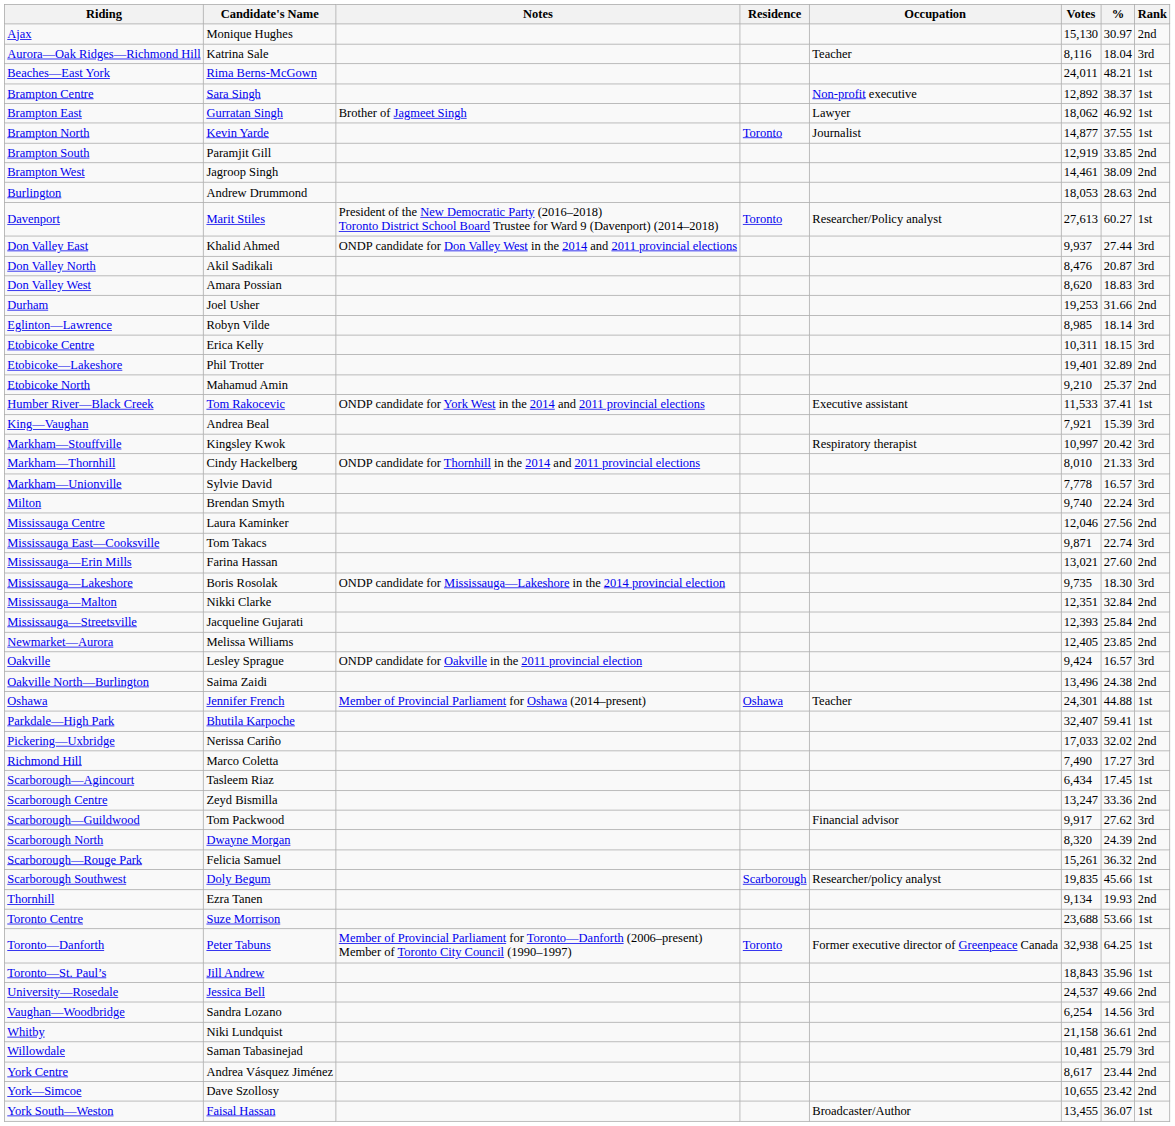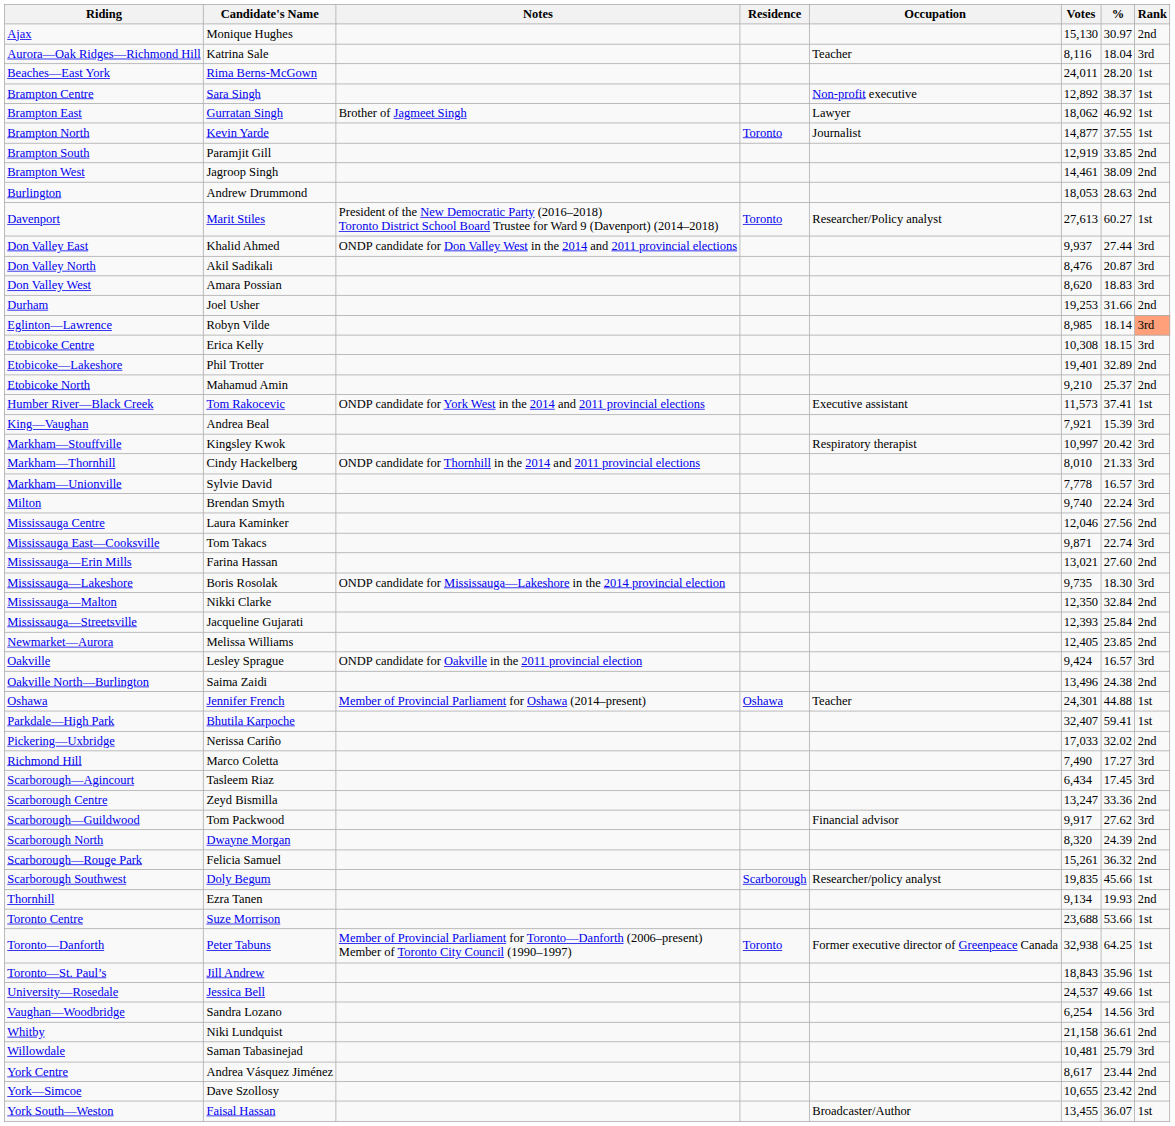(1118, 73) 48.21 -> (1118, 73) 28.20
(1146, 325) no background -> (1146, 325) lightsalmon background
(1081, 345) 10,311 -> (1081, 345) 10,308
(1081, 404) 11,533 -> (1081, 404) 11,573
(1081, 602) 12,351 -> (1081, 602) 12,350
(1145, 780) 1st -> (1146, 780) 3rd
(1147, 992) 2nd -> (1145, 992) 1st
